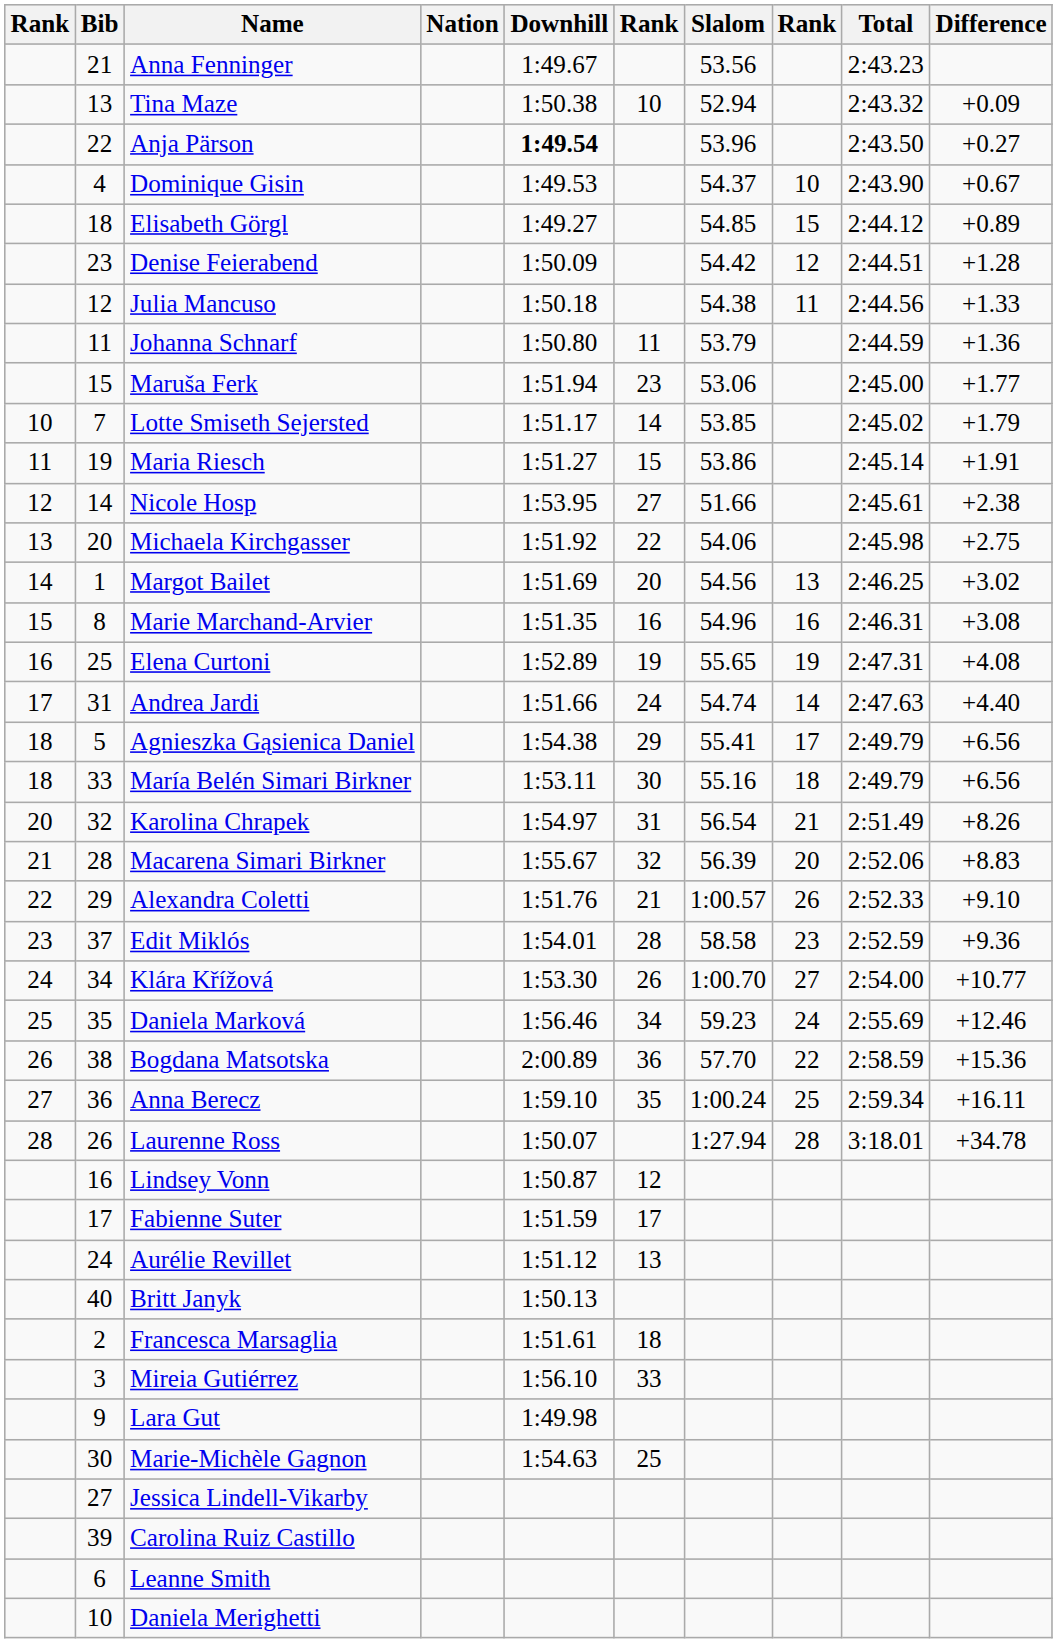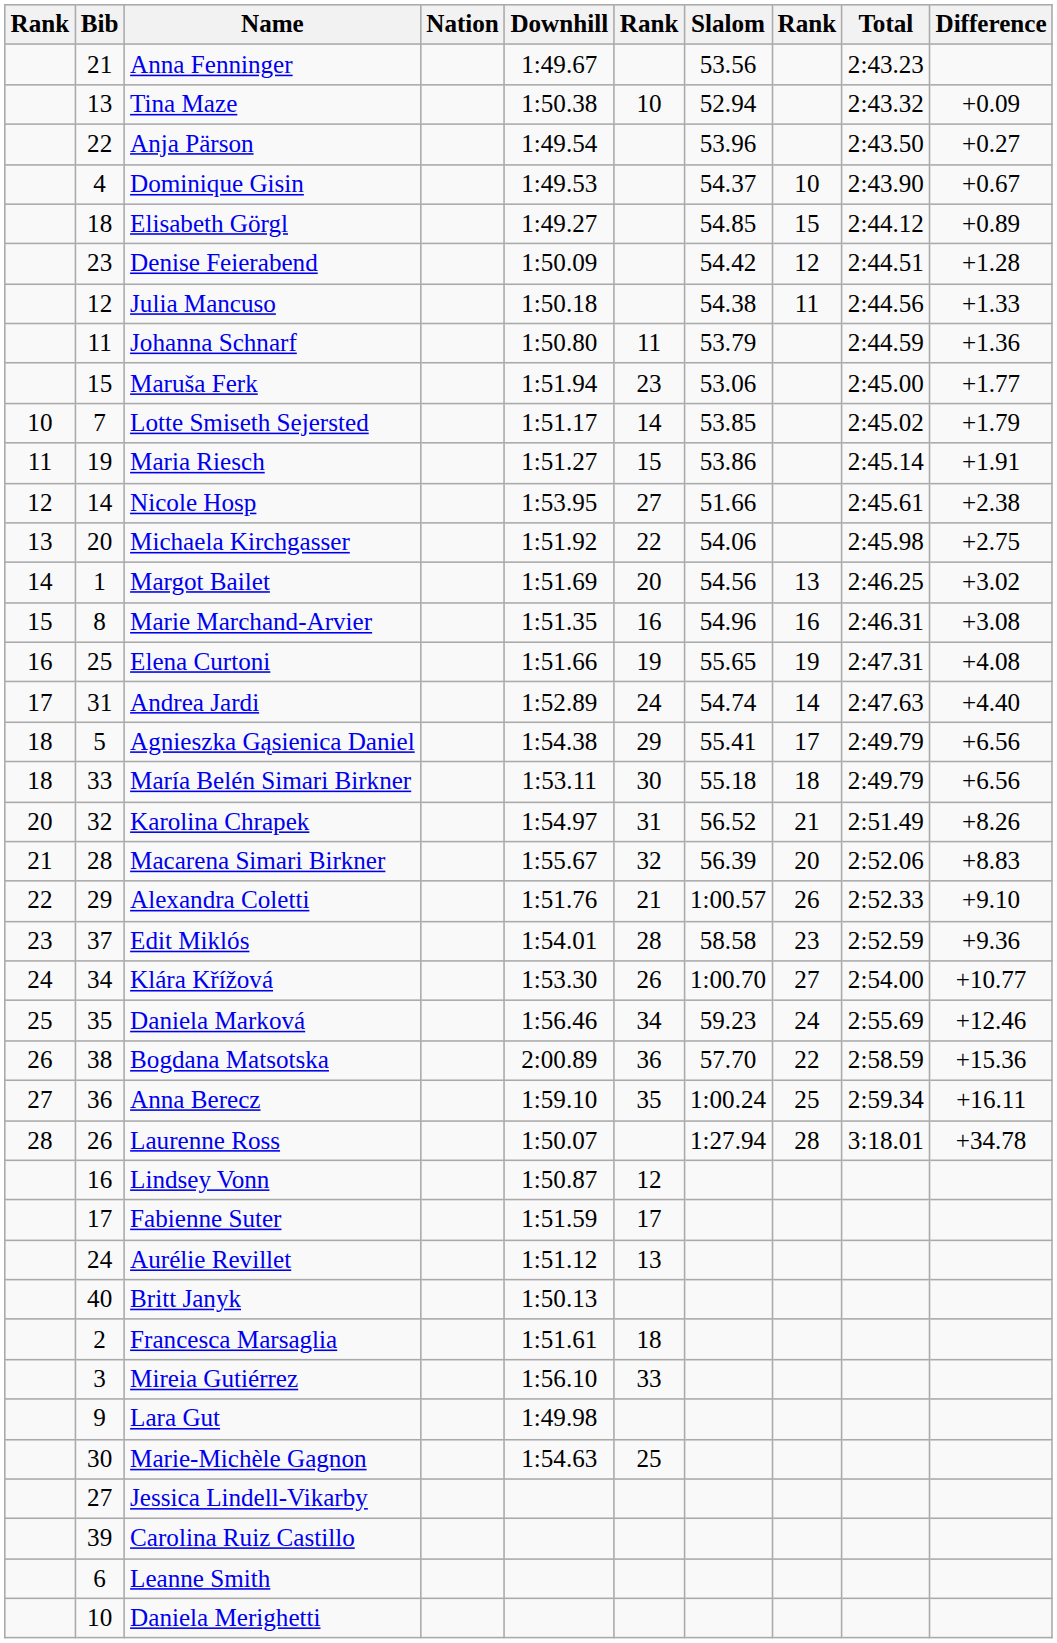(559, 143) bold -> (559, 143) normal
(559, 661) 1:52.89 -> (559, 661) 1:51.66
(559, 701) 1:51.66 -> (559, 701) 1:52.89
(728, 781) 55.16 -> (728, 781) 55.18
(728, 821) 56.54 -> (728, 821) 56.52
